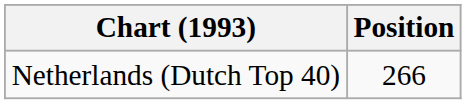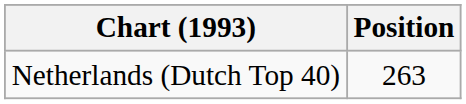(404, 74) 266 -> (404, 74) 263
